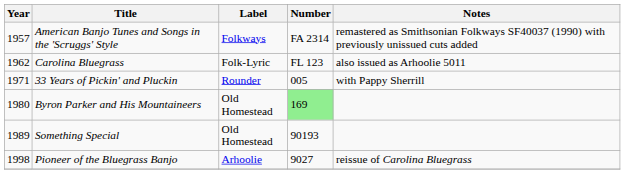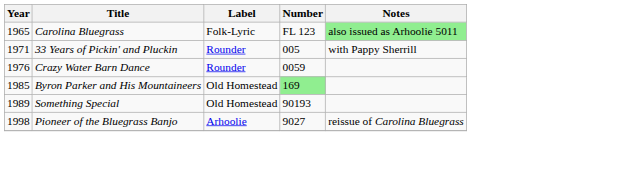- row: (117, 37)
(18, 62) 1962 -> (18, 31) 1965
(401, 62) no background -> (393, 31) lightgreen background
+ row: (92, 67)
(18, 104) 1980 -> (18, 85) 1985
